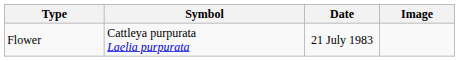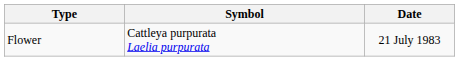- column: (417, 14)
